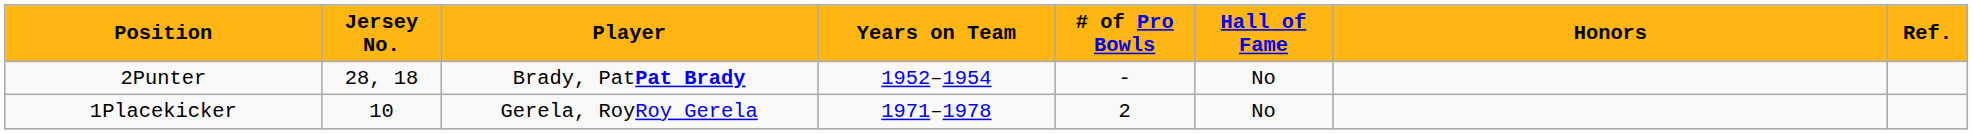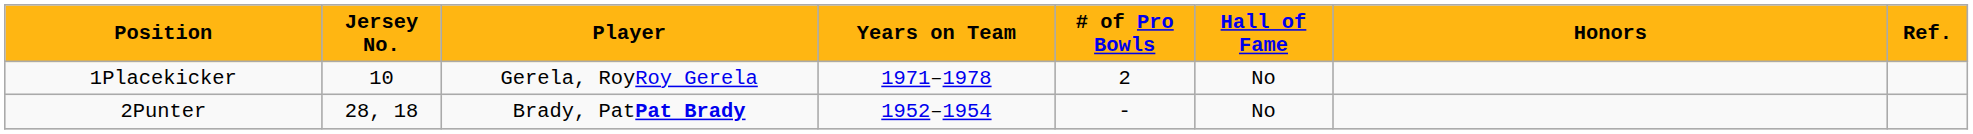rows swapped: (163, 111) <-> (163, 78)
